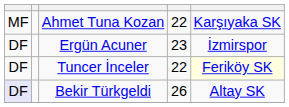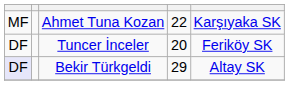- row: (103, 45)
(179, 68) 22 -> (179, 45) 20
(237, 68) lightyellow background -> (237, 45) no background
(179, 91) 26 -> (179, 68) 29
